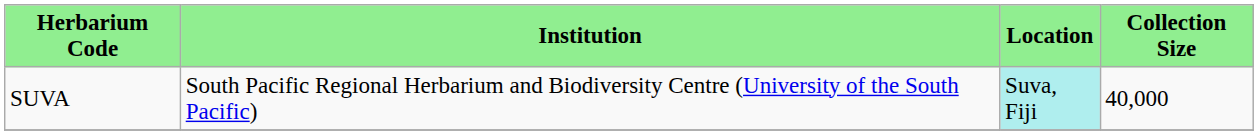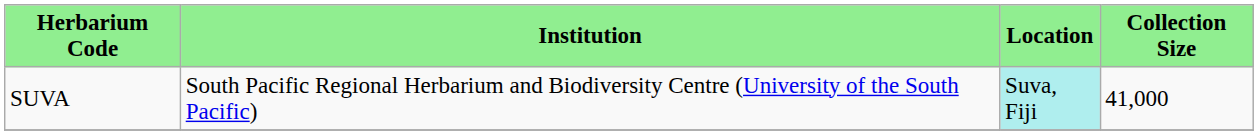(1137, 98) 40,000 -> (1137, 98) 41,000
